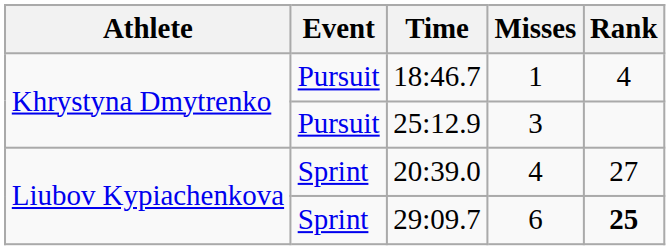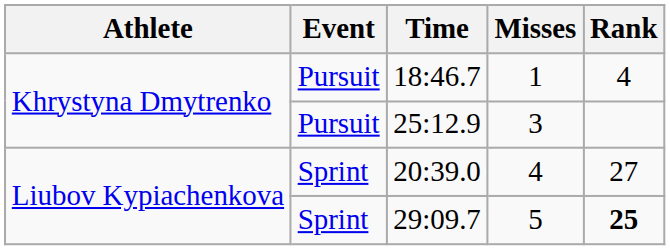(535, 219) 6 -> (535, 219) 5
